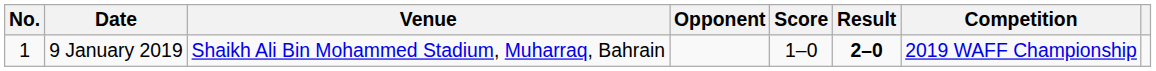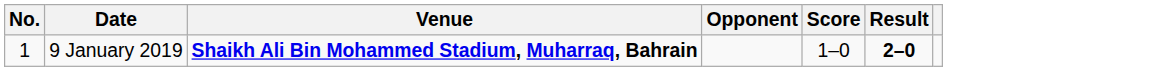- column: (1021, 19)
(428, 50) normal -> (445, 50) bold
